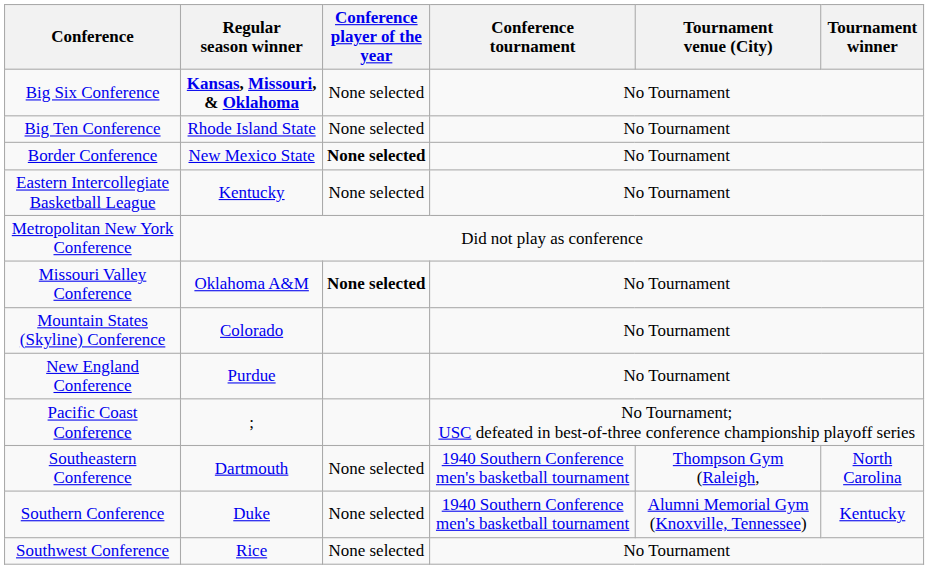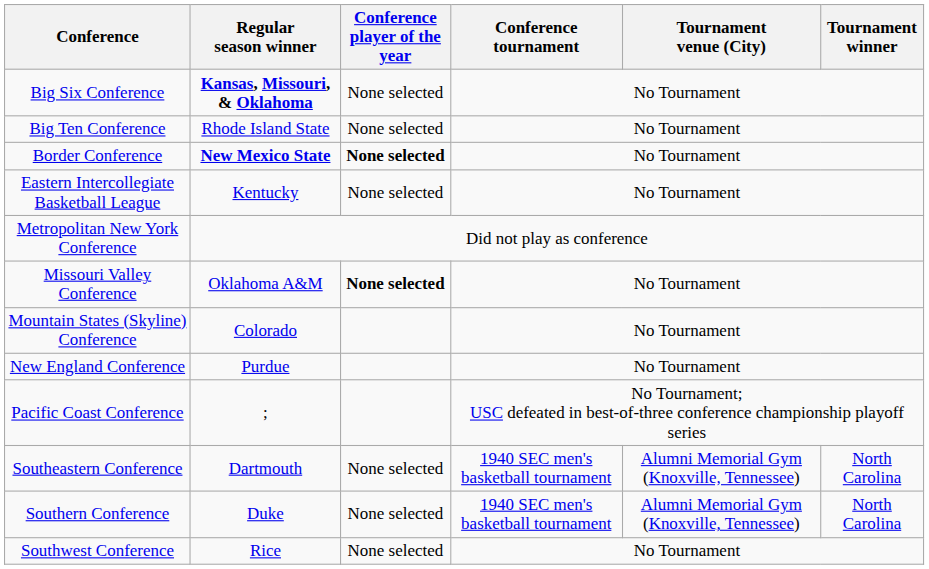(252, 155) normal -> (265, 155) bold
(533, 468) 1940 Southern Conference men's basketball tournament -> (536, 468) 1940 SEC men's basketball tournament
(728, 468) Thompson Gym (Raleigh, -> (721, 468) Alumni Memorial Gym (Knoxville, Tennessee)
(533, 514) 1940 Southern Conference men's basketball tournament -> (536, 514) 1940 SEC men's basketball tournament
(872, 514) Kentucky -> (872, 514) North Carolina
